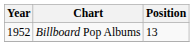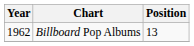(19, 32) 1952 -> (19, 32) 1962
